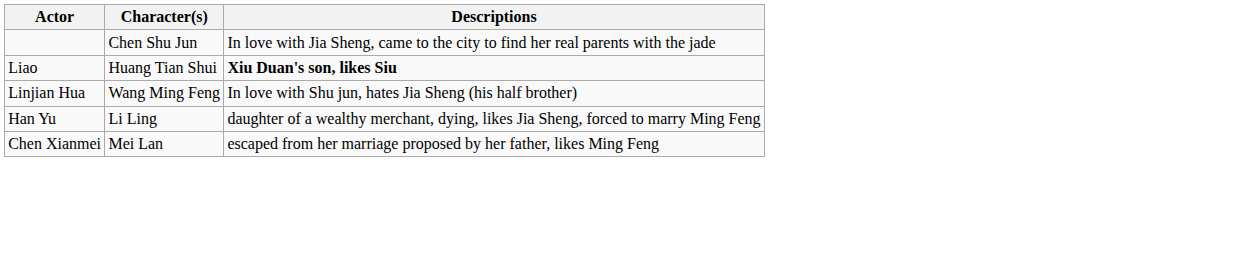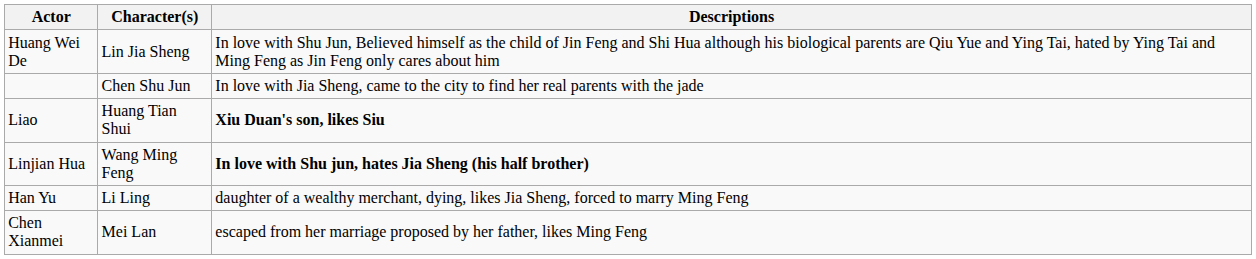+ row: (44, 51)
(402, 93) normal -> (402, 163) bold
